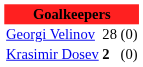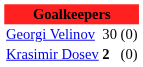(110, 34) 28 -> (110, 34) 30
